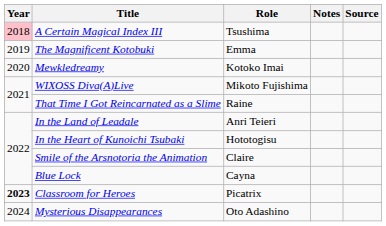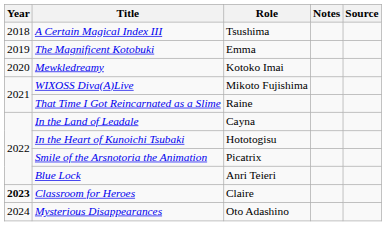(18, 31) pink background -> (18, 31) no background
(251, 121) Anri Teieri -> (241, 121) Cayna
(240, 157) Claire -> (244, 157) Picatrix
(241, 175) Cayna -> (251, 175) Anri Teieri
(244, 193) Picatrix -> (240, 193) Claire
